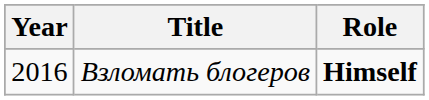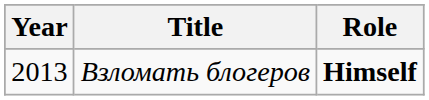(40, 71) 2016 -> (40, 71) 2013
